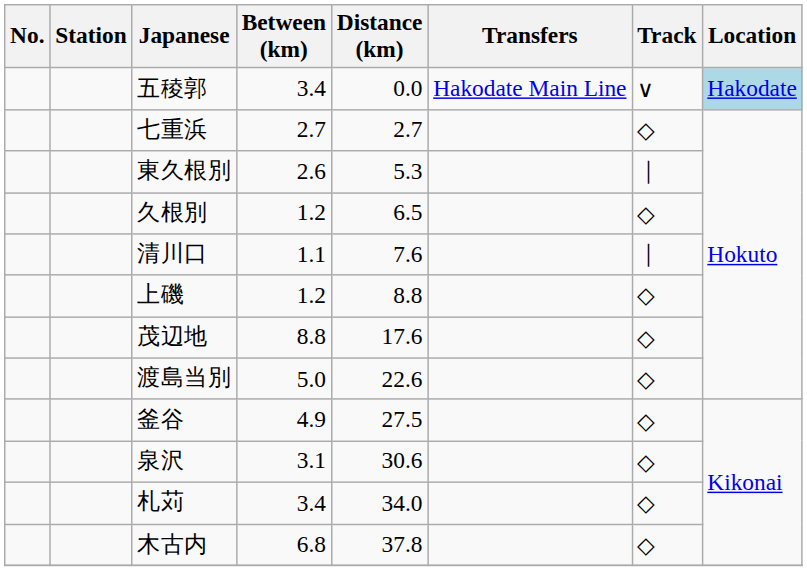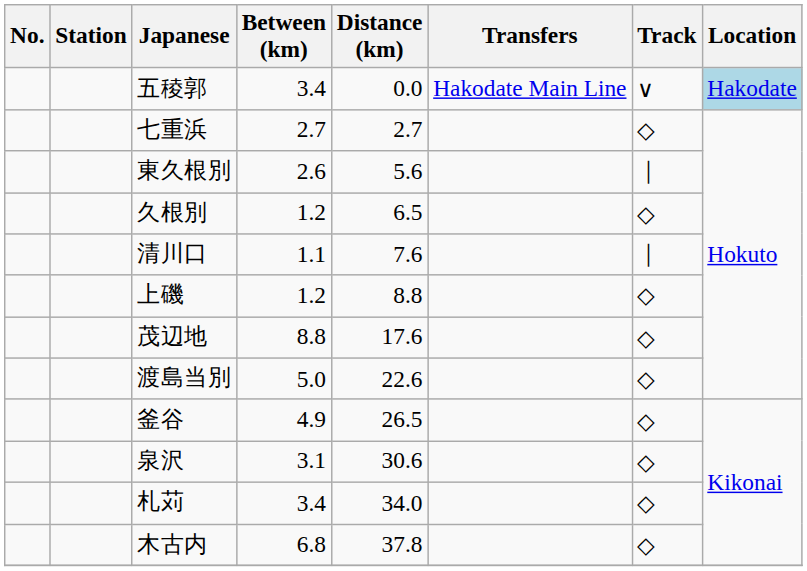(408, 171) 5.3 -> (408, 171) 5.6
(402, 419) 27.5 -> (402, 419) 26.5
